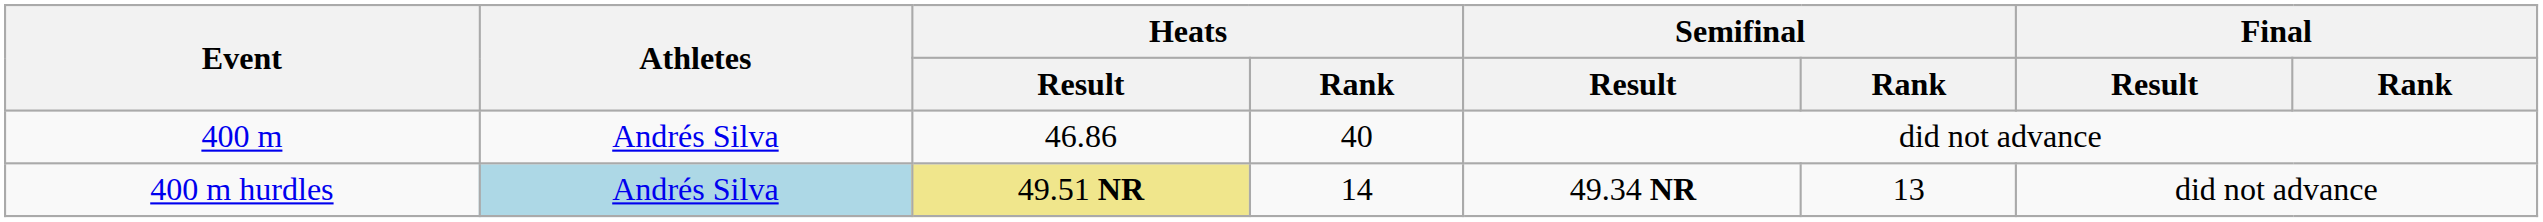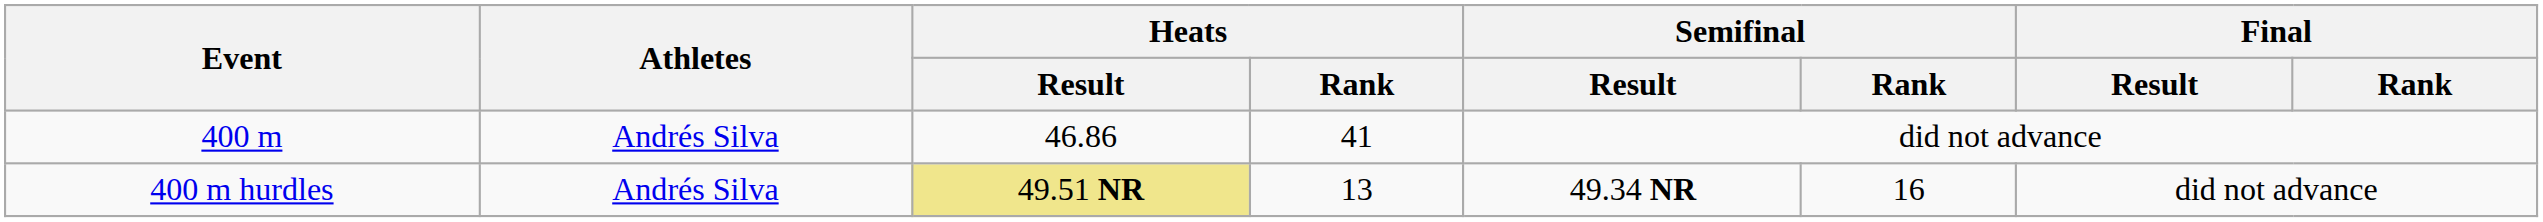(1357, 136) 40 -> (1357, 136) 41
(695, 189) lightblue background -> (695, 189) no background
(1357, 189) 14 -> (1357, 189) 13
(1909, 189) 13 -> (1909, 189) 16
